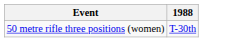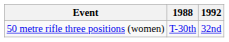+ column: (211, 12)
